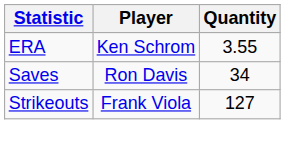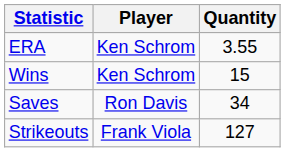+ row: (29, 75)
